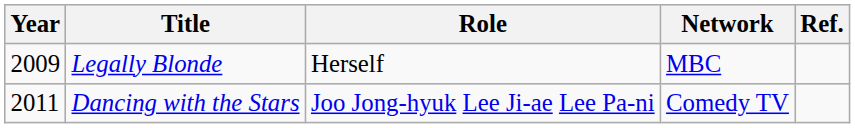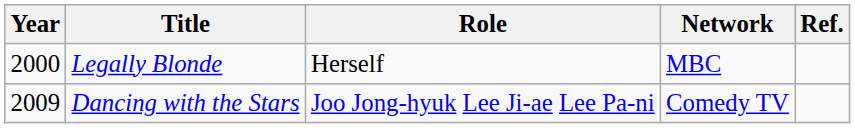(35, 63) 2009 -> (35, 63) 2000
(35, 102) 2011 -> (35, 102) 2009
